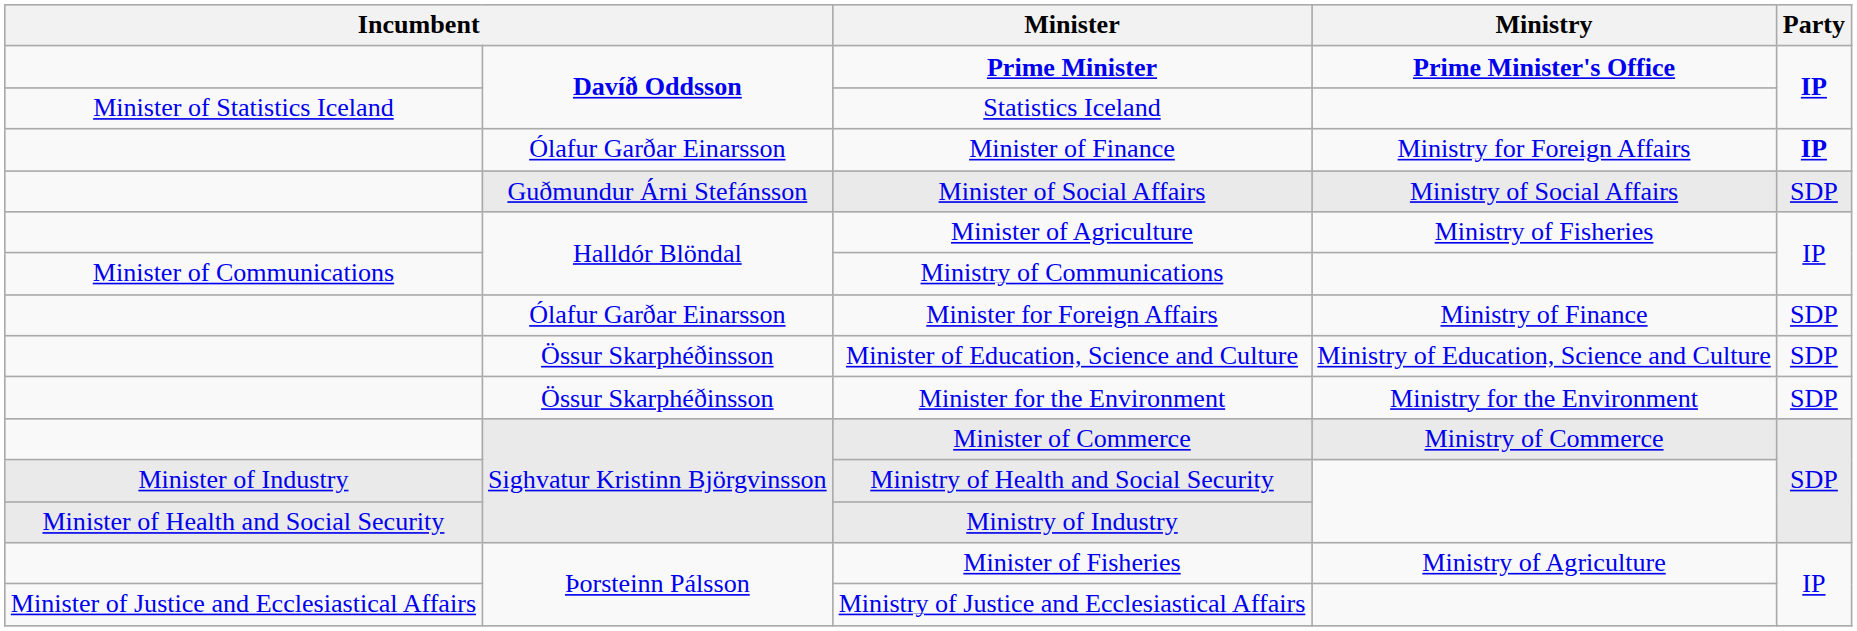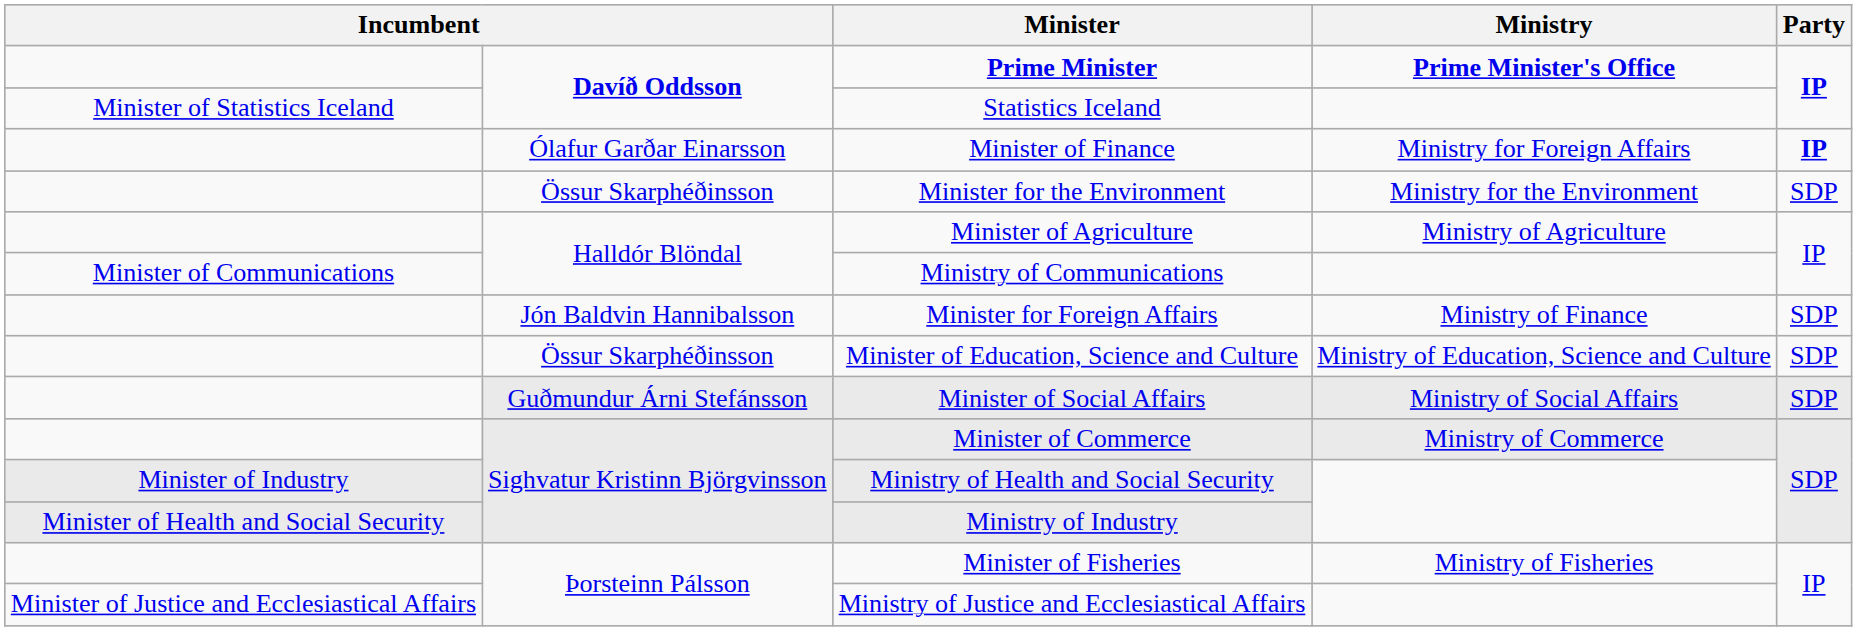rows swapped: (1072, 190) <-> (1072, 397)
(1544, 231) Ministry of Fisheries -> (1544, 231) Ministry of Agriculture
(657, 314) Ólafur Garðar Einarsson -> (657, 314) Jón Baldvin Hannibalsson
(1544, 562) Ministry of Agriculture -> (1544, 562) Ministry of Fisheries
